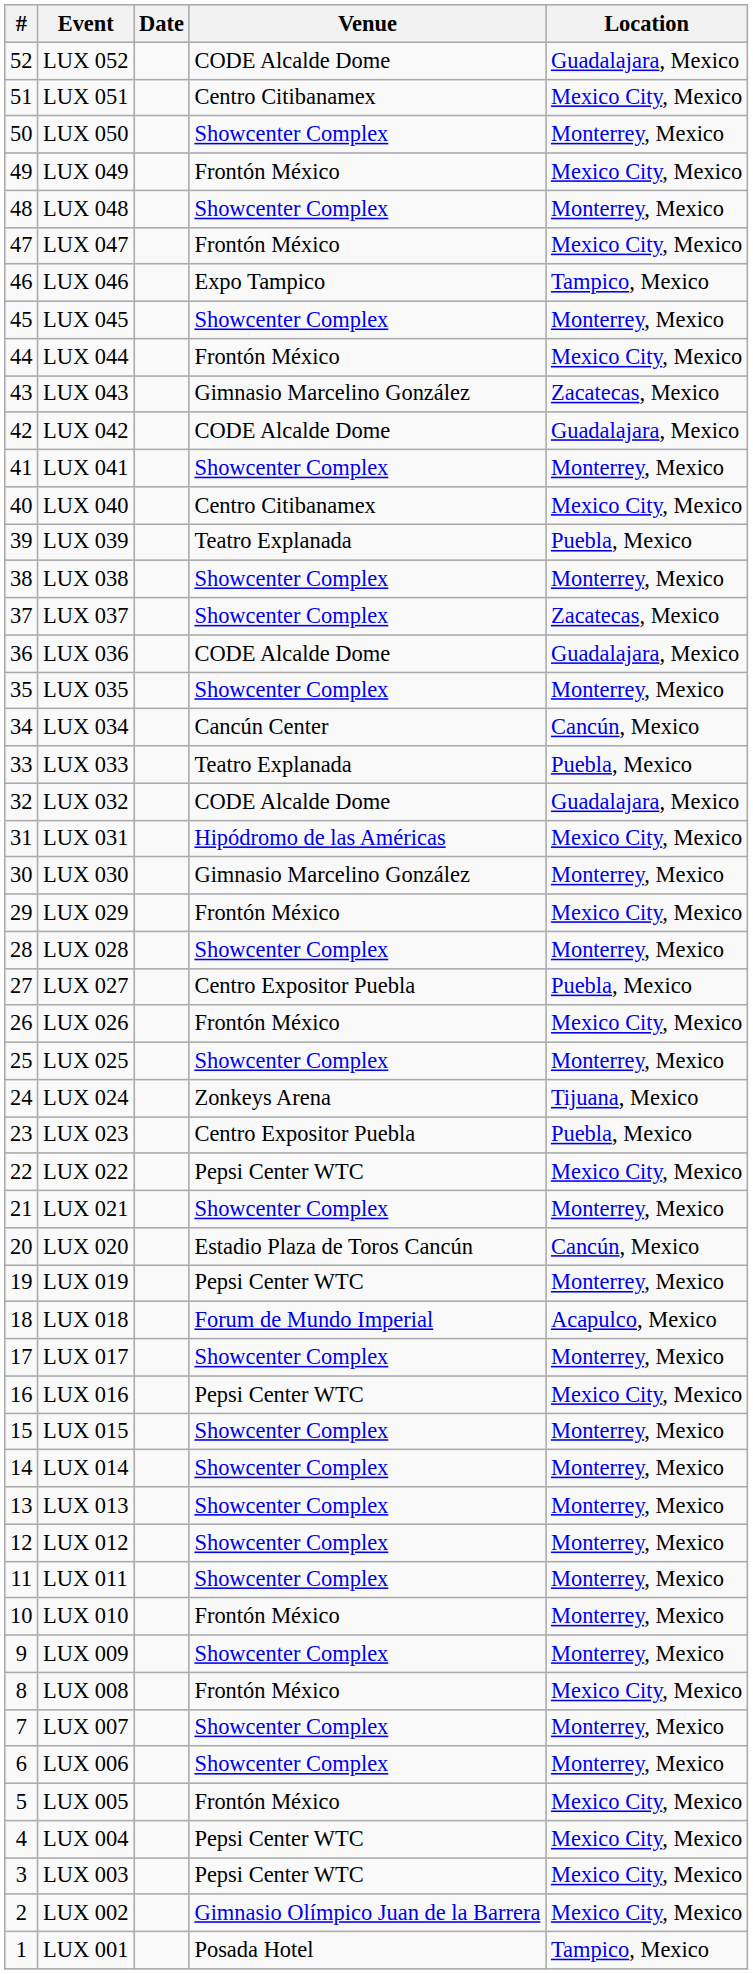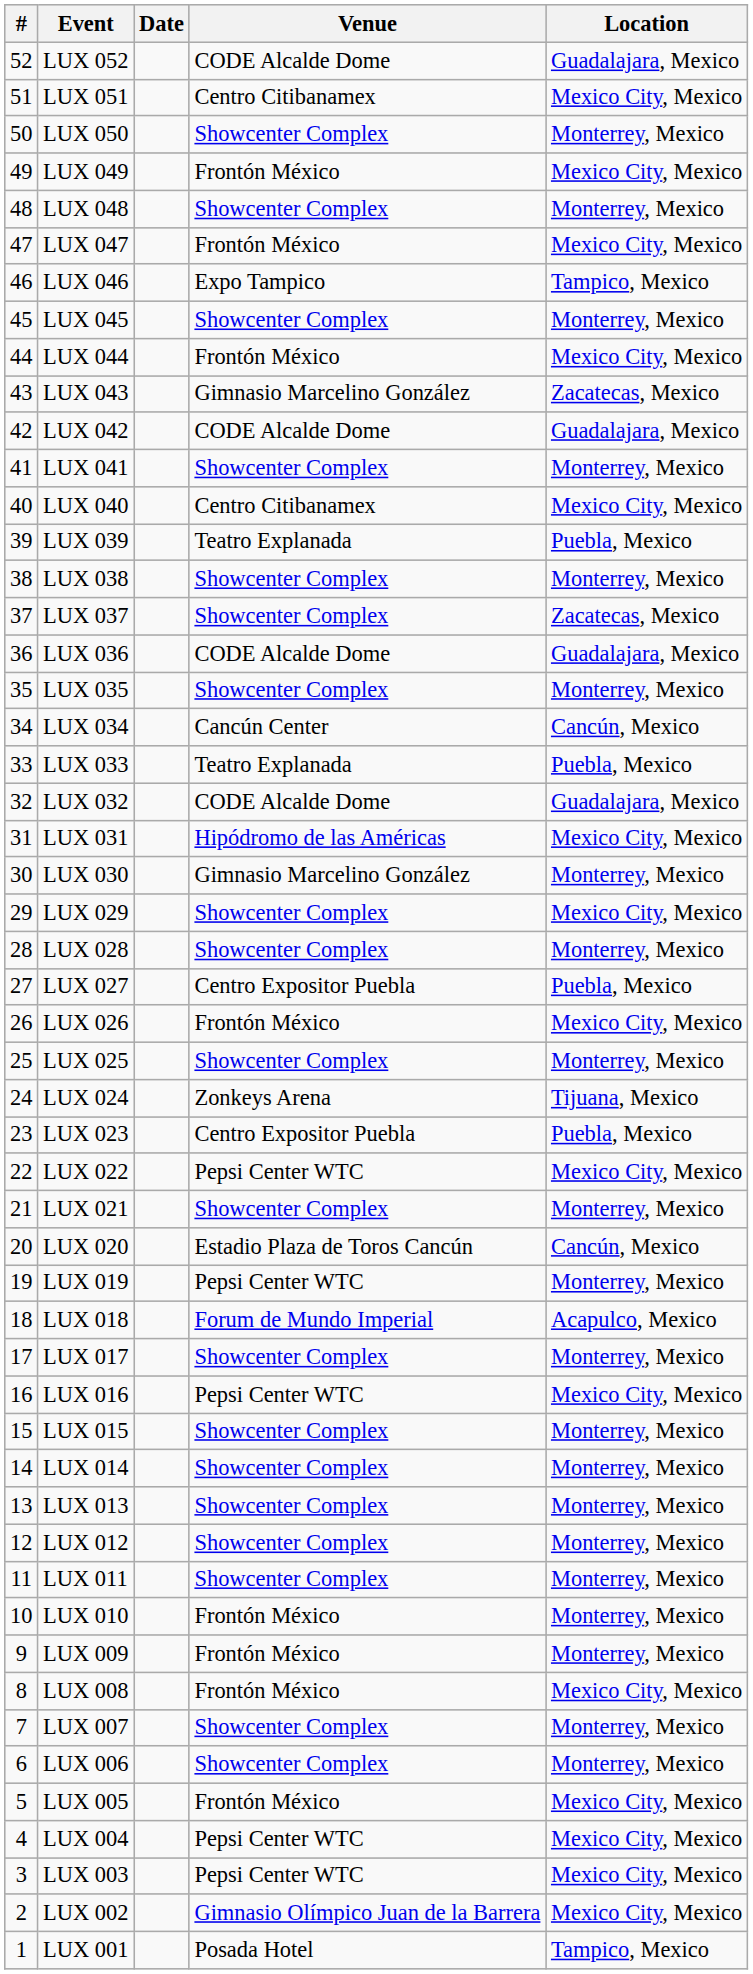(267, 912) Frontón México -> (291, 912) Showcenter Complex
(291, 1653) Showcenter Complex -> (267, 1653) Frontón México
